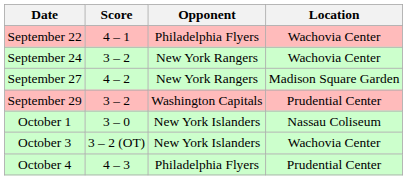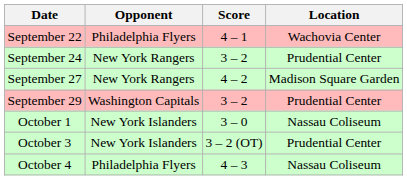columns swapped: (117, 15) <-> (207, 15)
(334, 57) Wachovia Center -> (334, 57) Prudential Center
(334, 143) Wachovia Center -> (334, 143) Prudential Center
(334, 164) Prudential Center -> (334, 164) Nassau Coliseum
